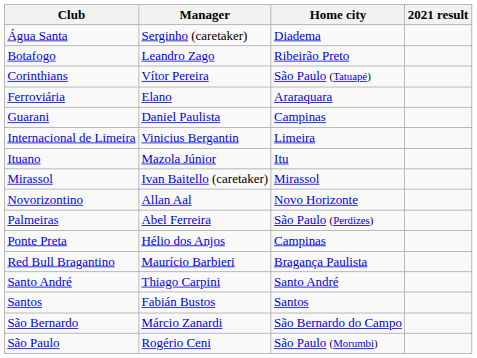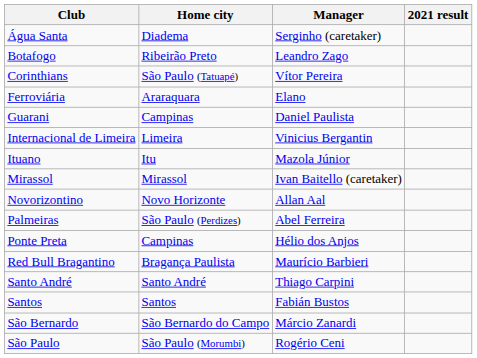columns swapped: (338, 14) <-> (205, 14)
